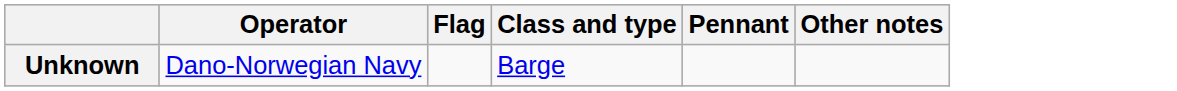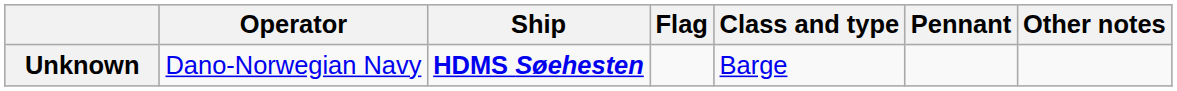+ column: (538, 24)
